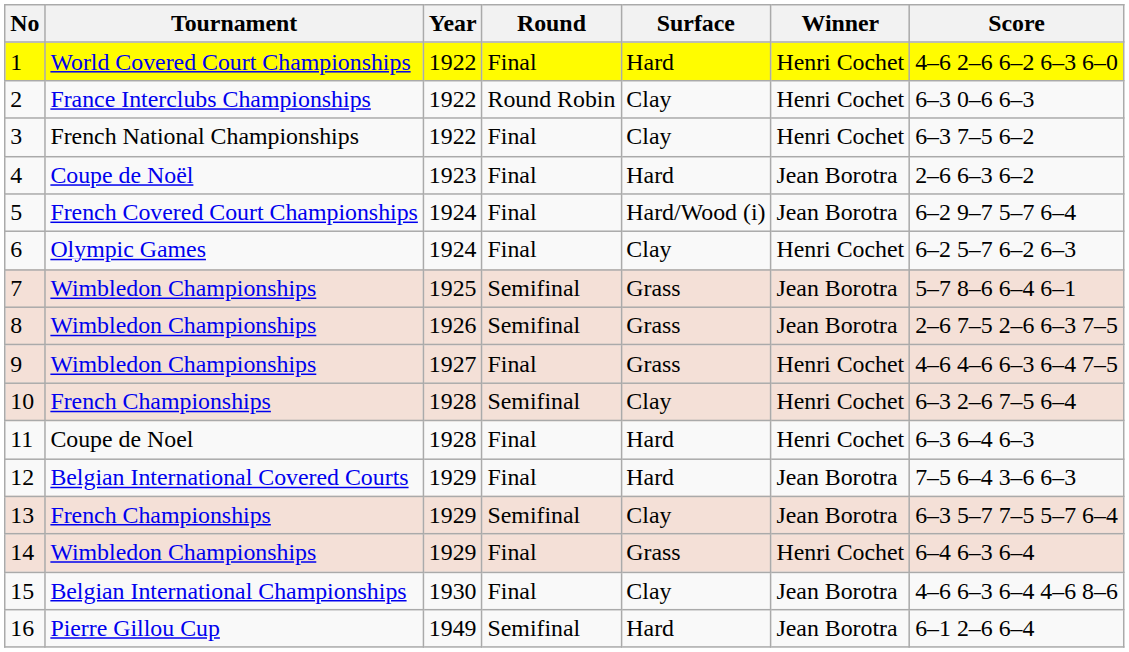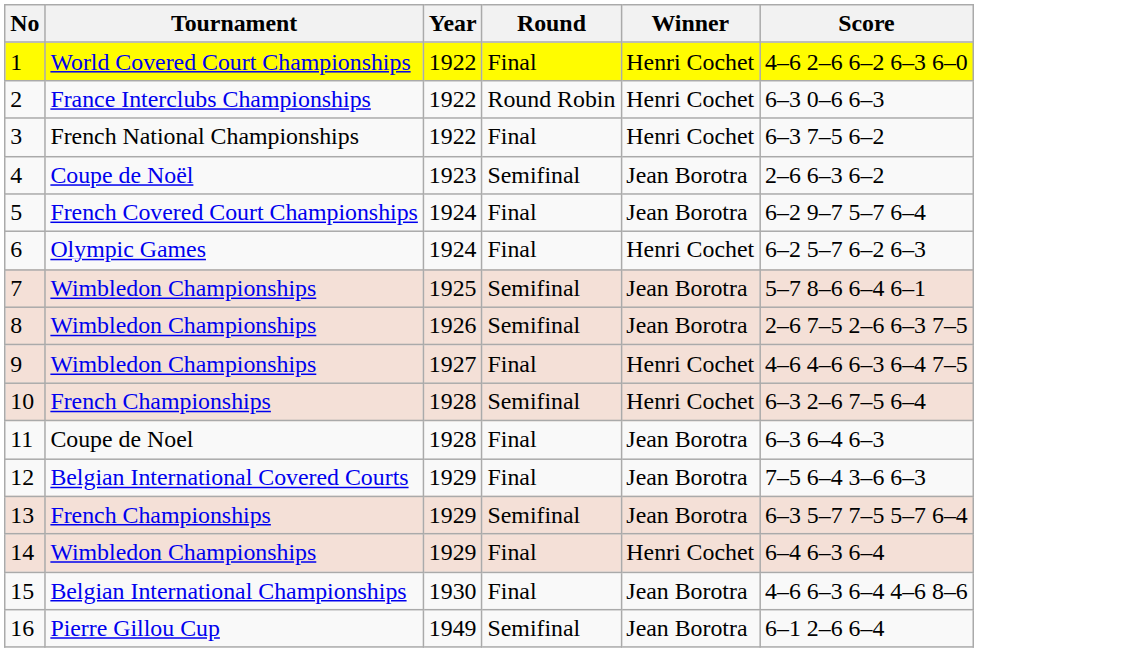- column: (696, 23)
(512, 174) Final -> (534, 174) Semifinal
(840, 439) Henri Cochet -> (687, 439) Jean Borotra
